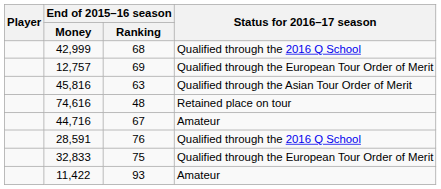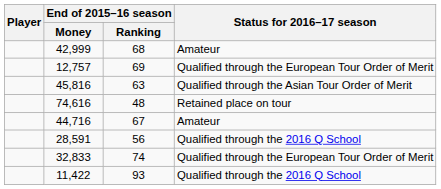(269, 50) Qualified through the 2016 Q School -> (198, 50) Amateur
(139, 140) 76 -> (139, 140) 56
(139, 158) 75 -> (139, 158) 74
(198, 176) Amateur -> (269, 176) Qualified through the 2016 Q School
